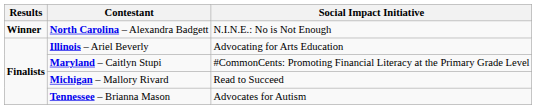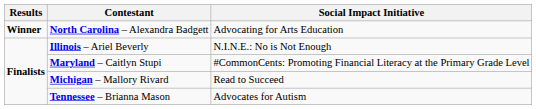(272, 29) N.I.N.E.: No is Not Enough -> (278, 29) Advocating for Arts Education
(278, 46) Advocating for Arts Education -> (272, 46) N.I.N.E.: No is Not Enough
